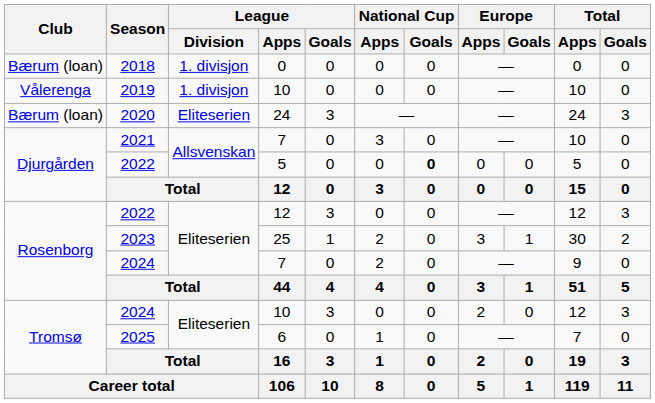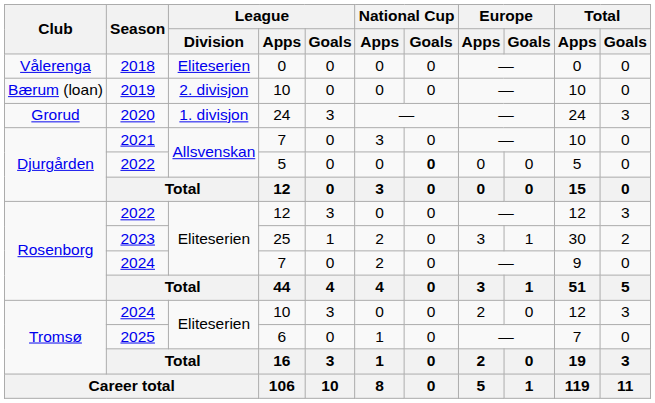(56, 66) Bærum (loan) -> (55, 66) Vålerenga
(214, 66) 1. divisjon -> (214, 66) Eliteserien
(55, 90) Vålerenga -> (56, 90) Bærum (loan)
(214, 90) 1. divisjon -> (214, 90) 2. divisjon
(56, 115) Bærum (loan) -> (55, 115) Grorud
(214, 115) Eliteserien -> (214, 115) 1. divisjon
